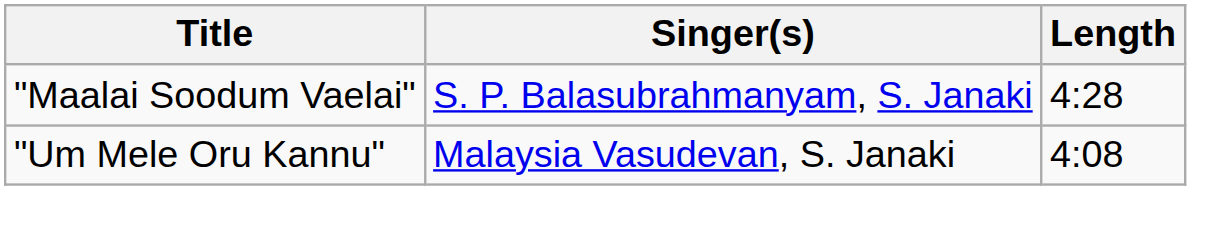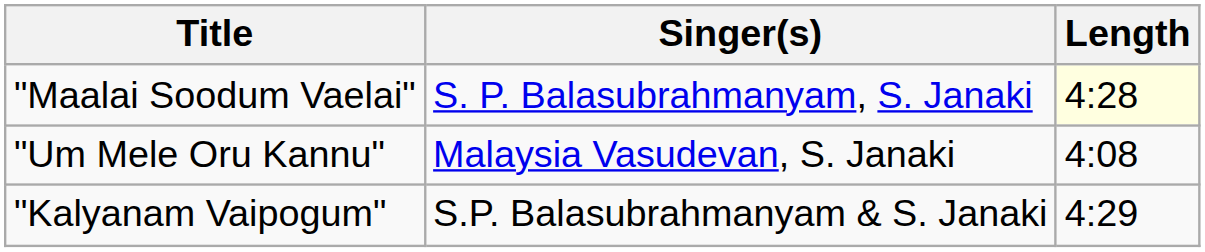(1087, 94) no background -> (1102, 94) lightyellow background
+ row: (200, 214)
